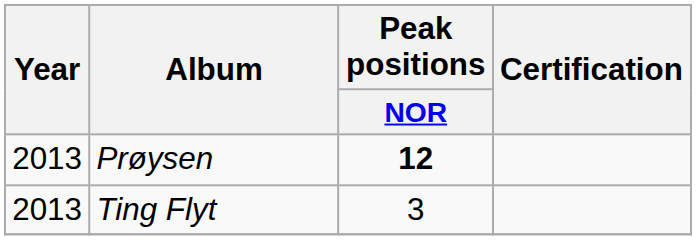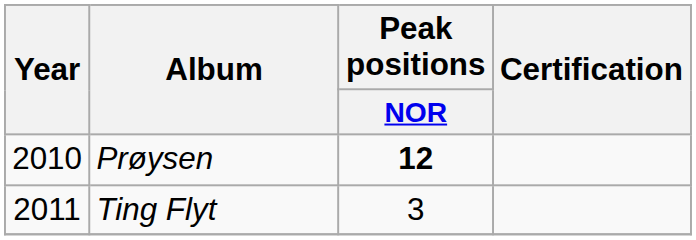(47, 158) 2013 -> (47, 158) 2010
(47, 208) 2013 -> (47, 208) 2011
